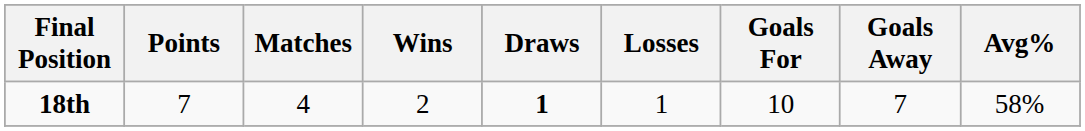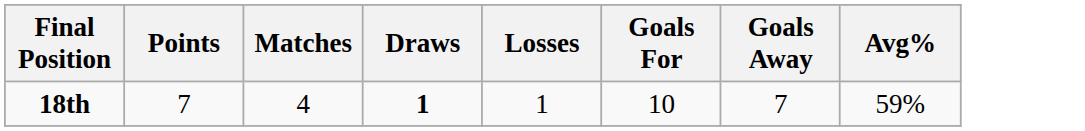- column: (423, 43)
(1020, 103) 58% -> (900, 103) 59%
